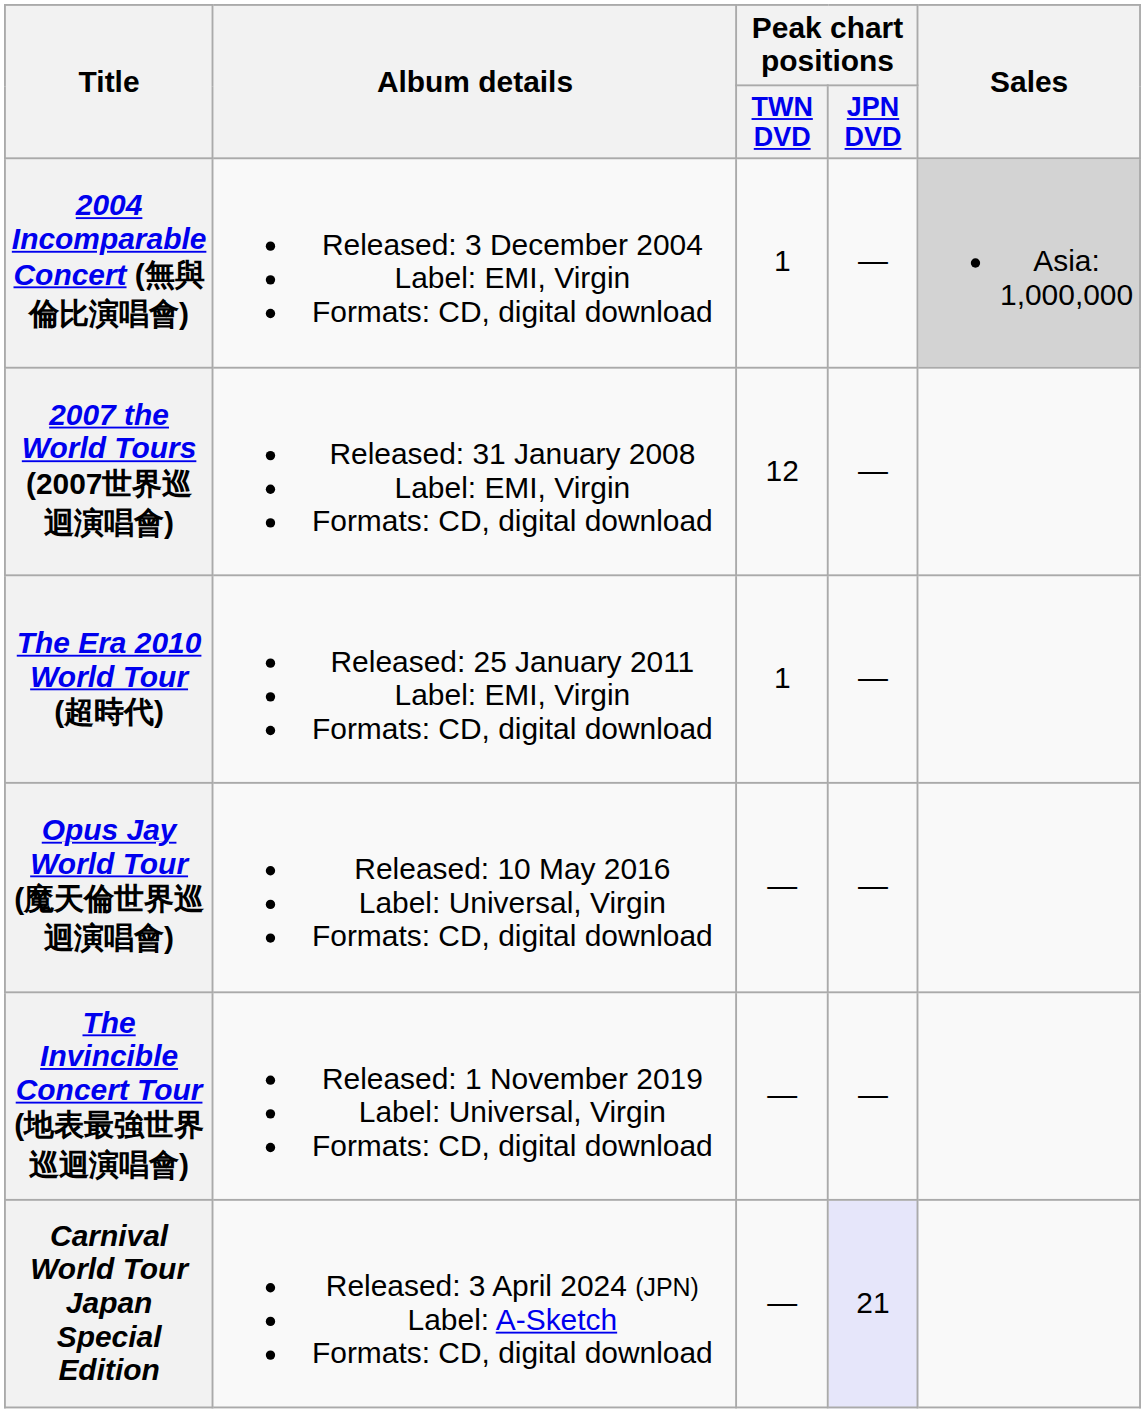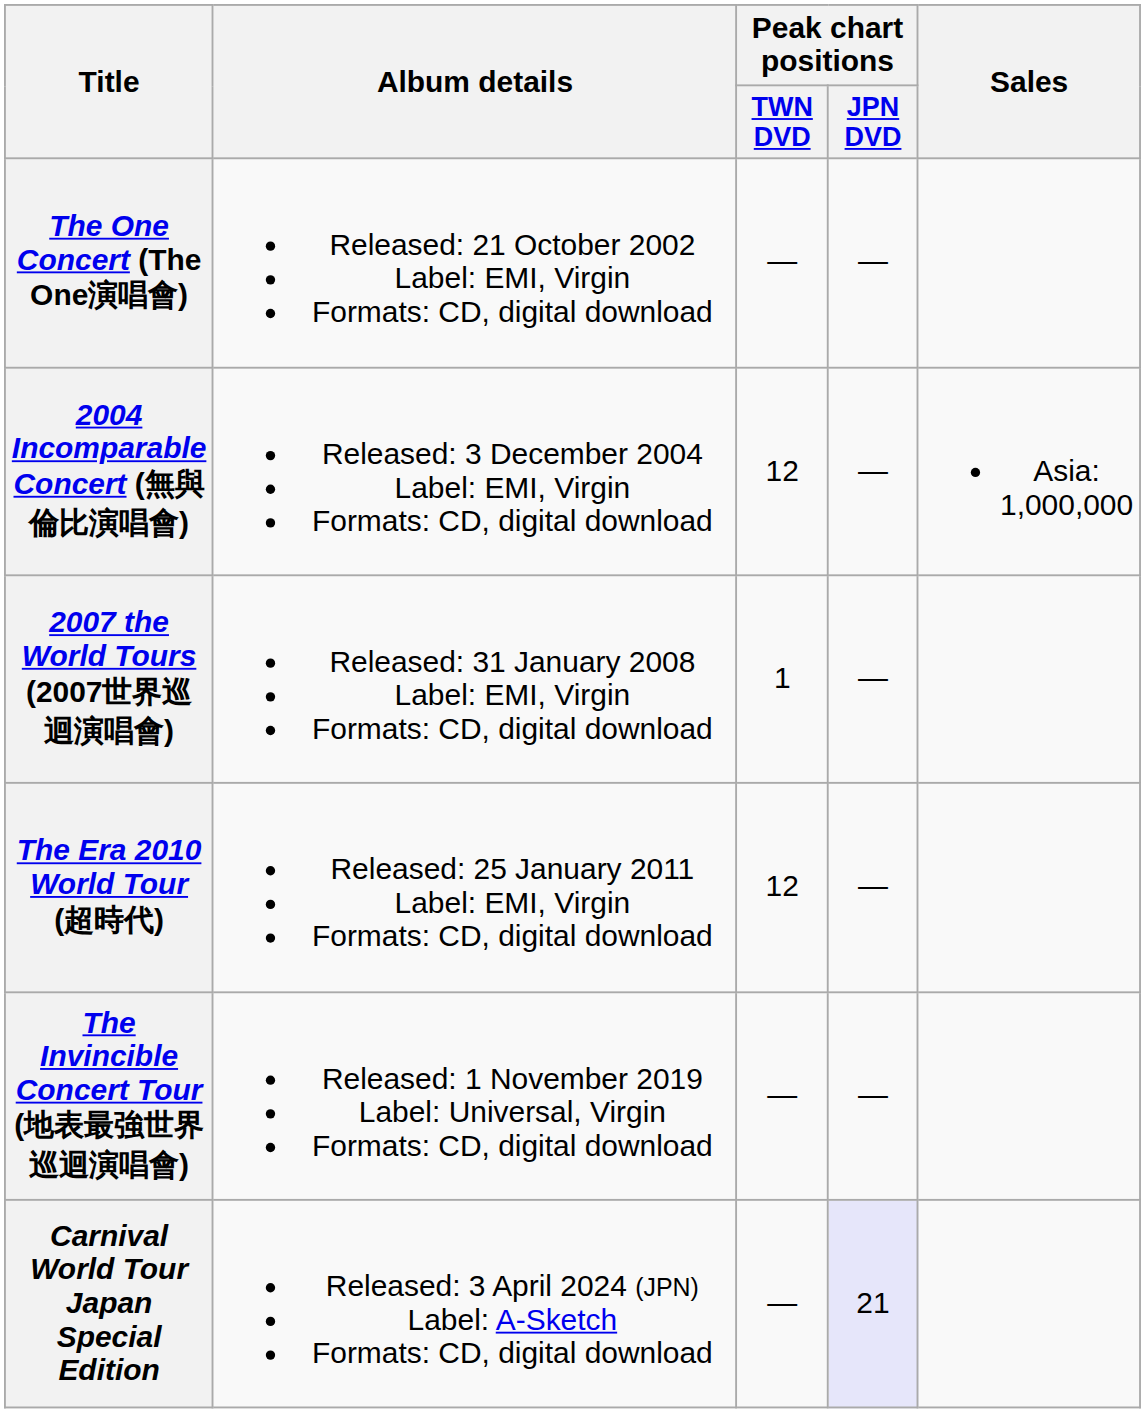+ row: (109, 260)
(782, 262) 1 -> (782, 470) 12
(1029, 279) lightgrey background -> (1029, 488) no background
(782, 470) 12 -> (782, 678) 1
(782, 678) 1 -> (782, 887) 12
- row: (109, 885)
